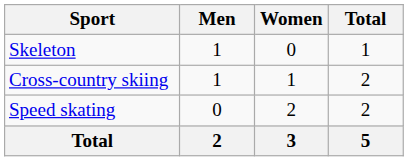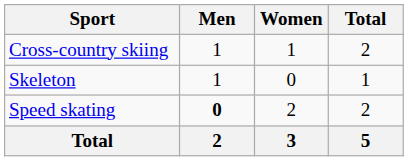rows swapped: (89, 79) <-> (42, 49)
(217, 110) normal -> (217, 110) bold
